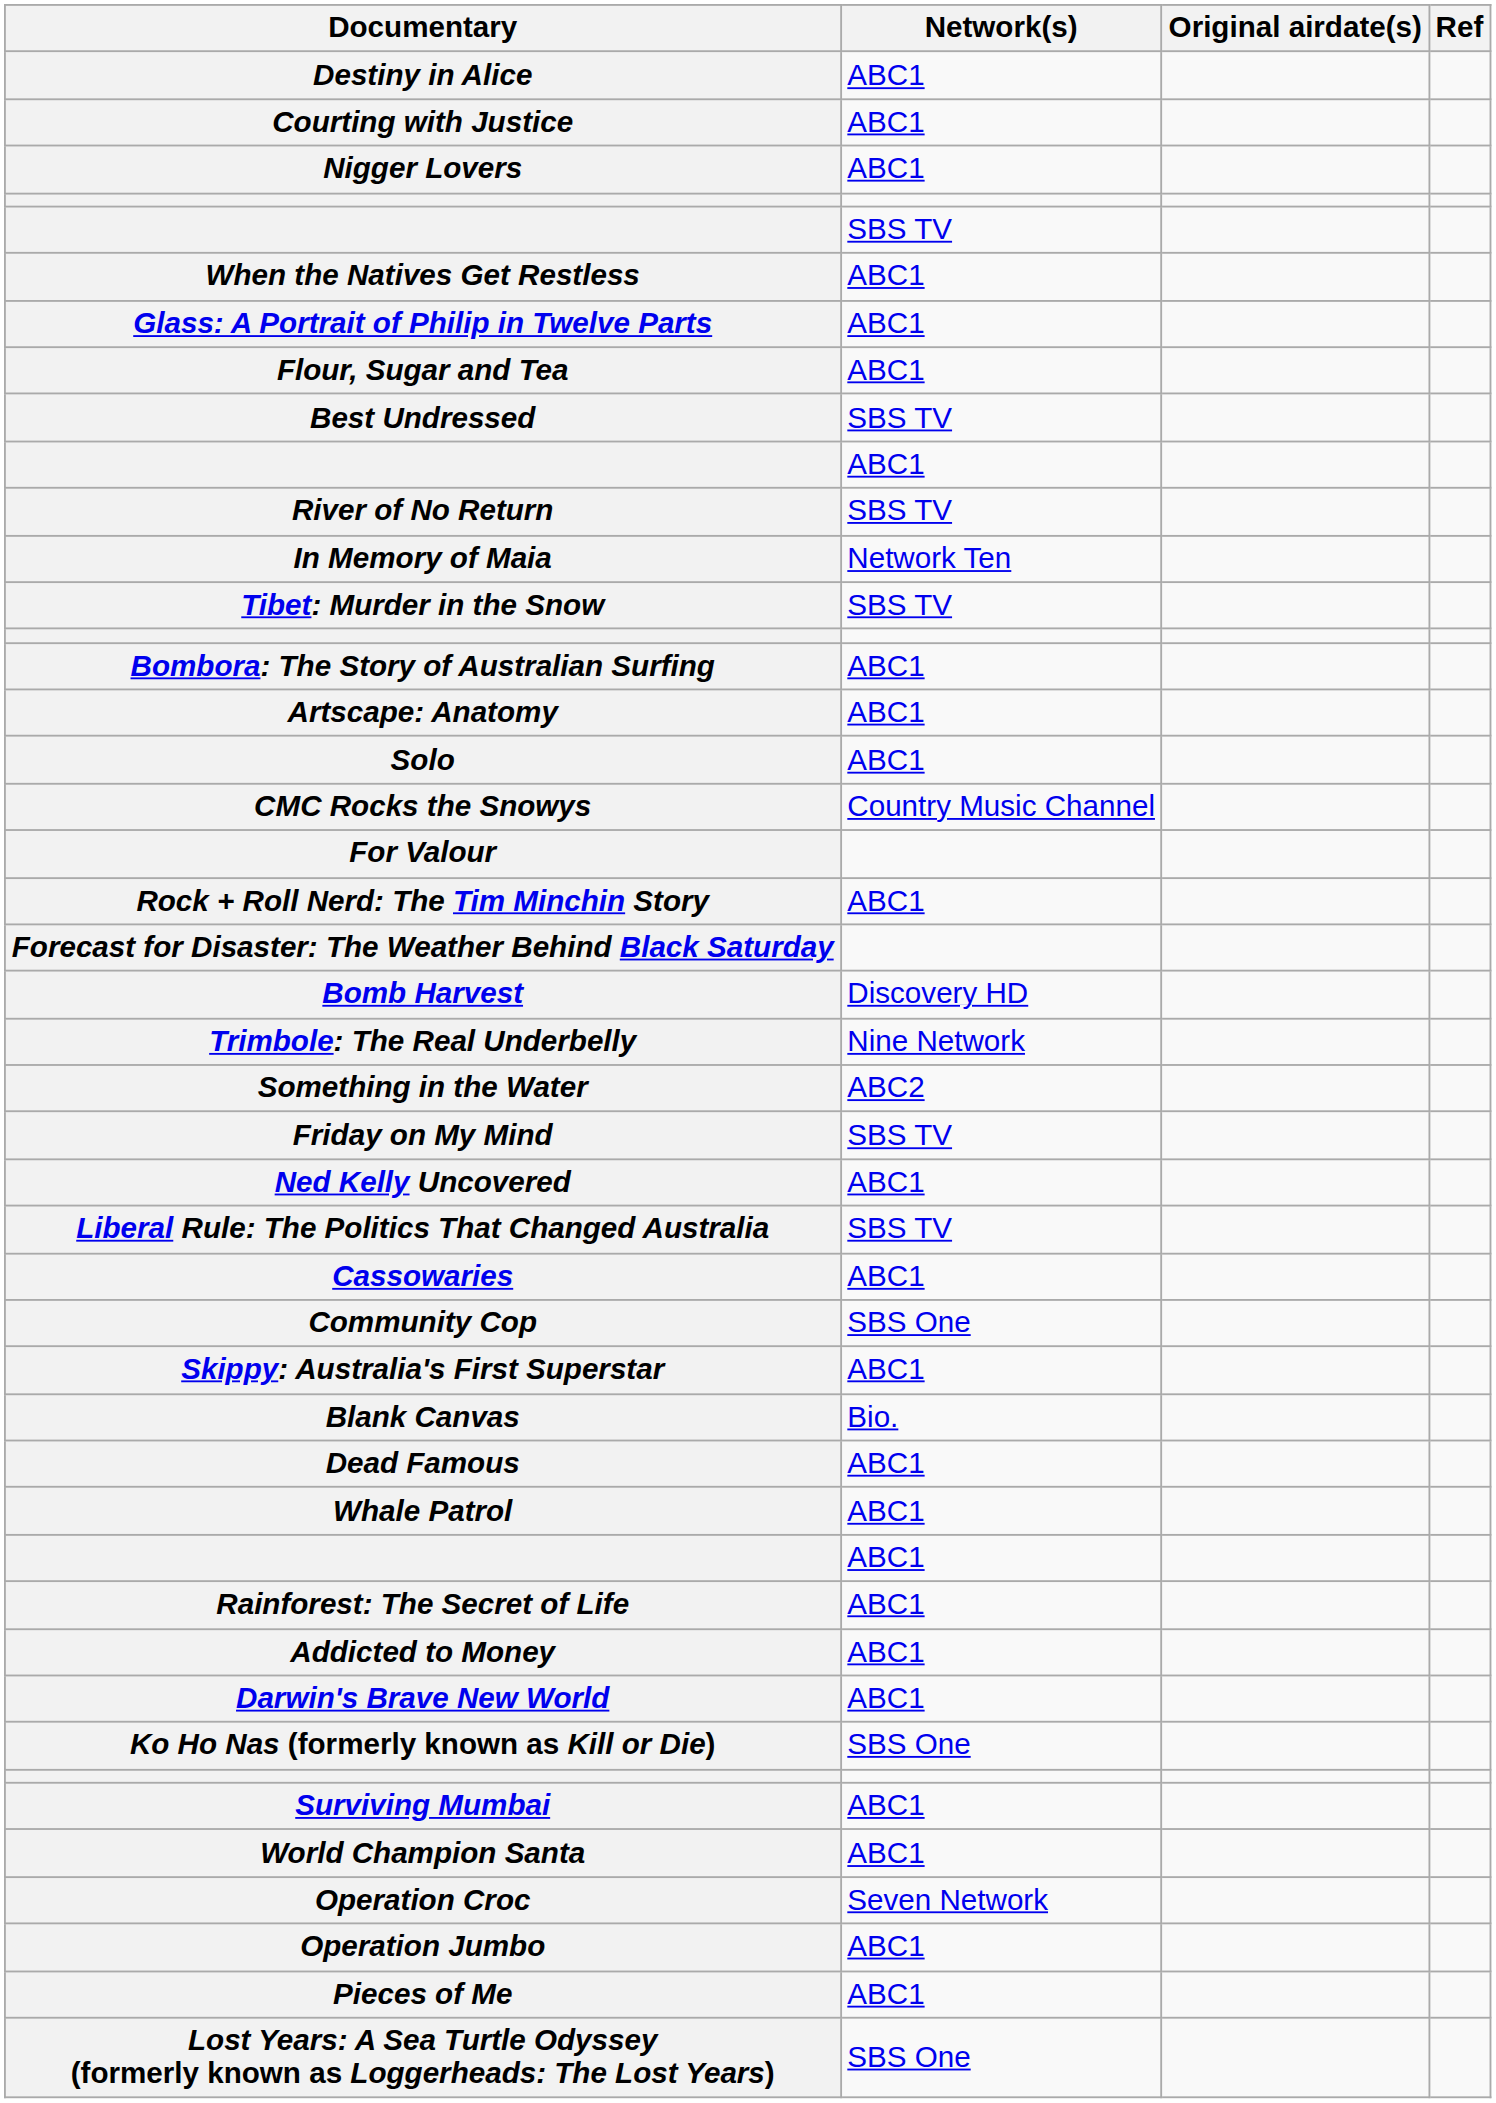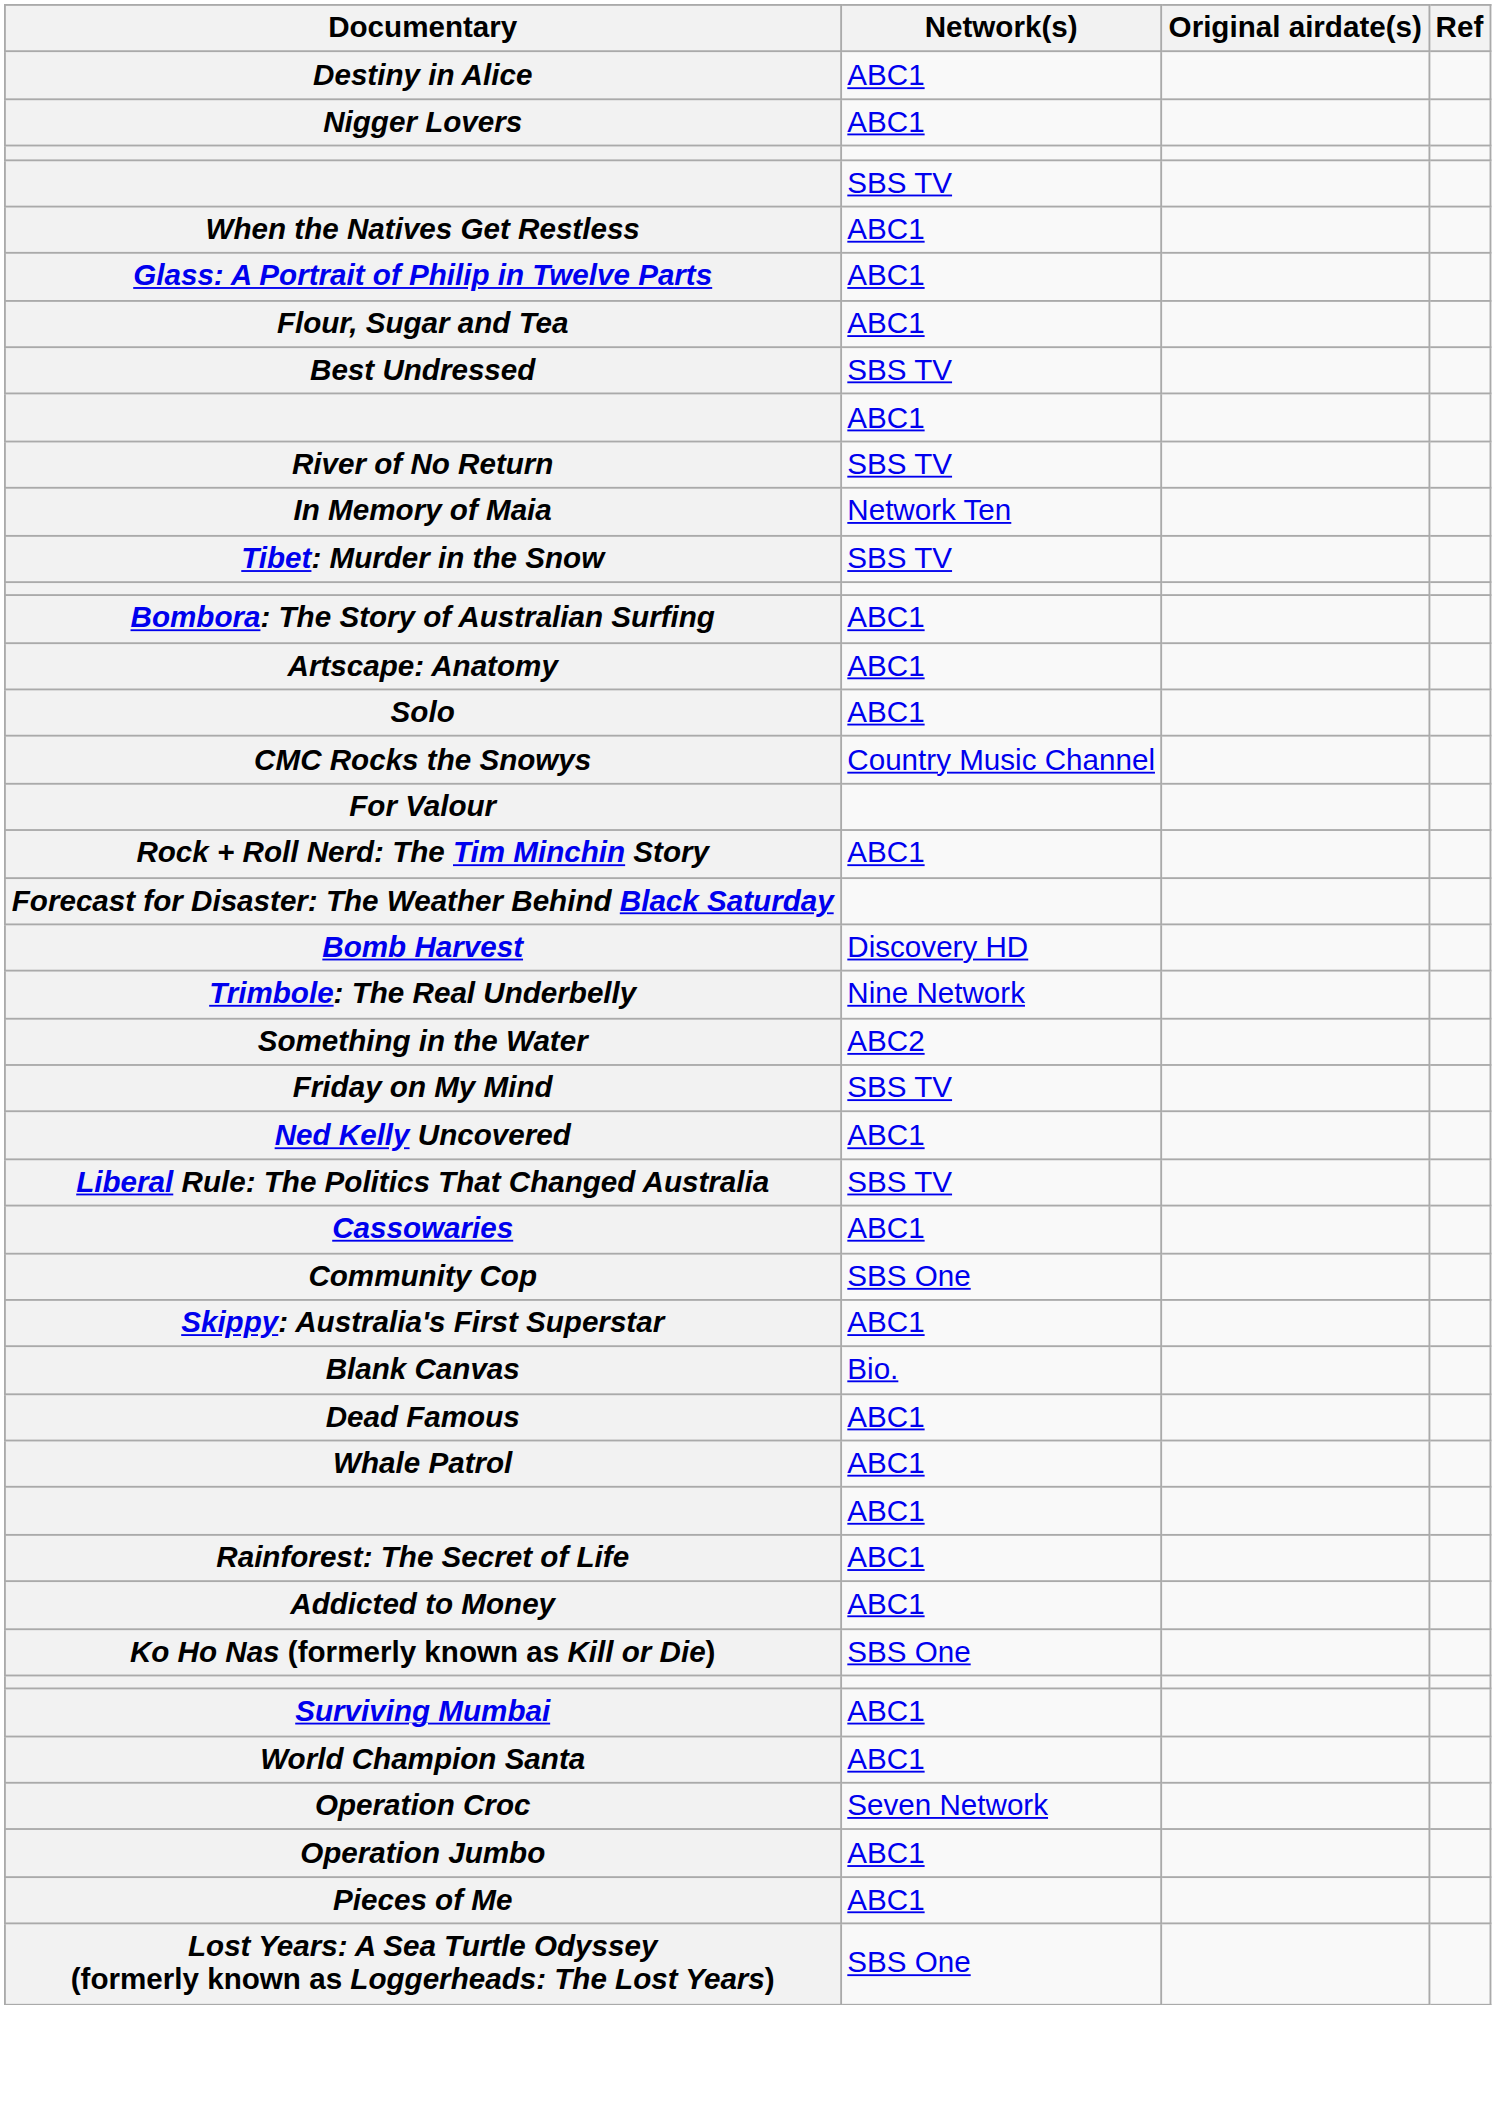- row: (423, 121)
- row: (423, 1698)
